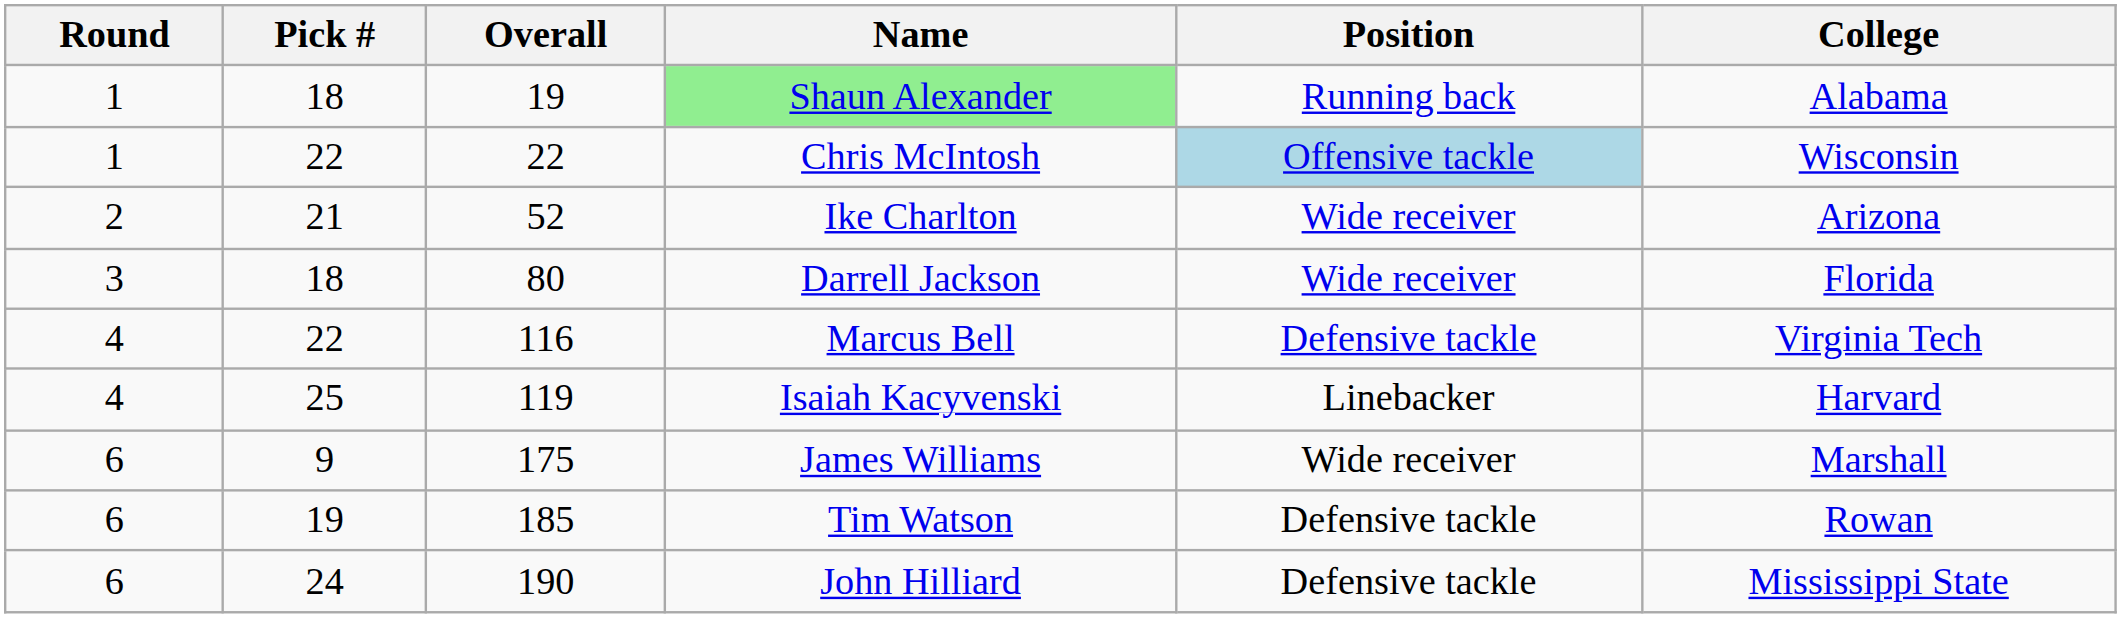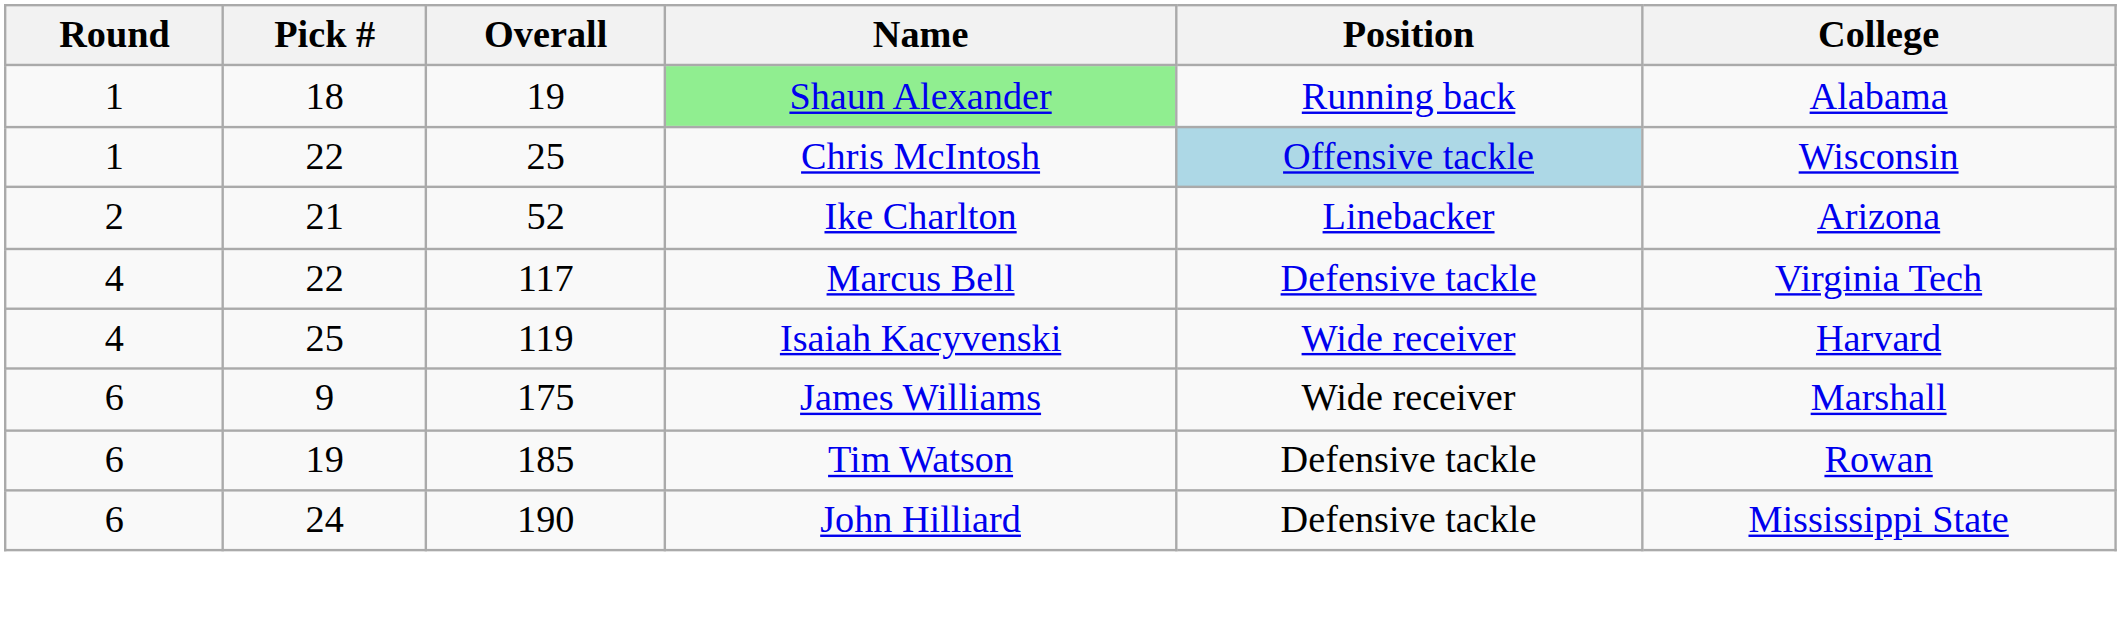(546, 156) 22 -> (546, 156) 25
(1409, 216) Wide receiver -> (1409, 216) Linebacker
- row: (921, 277)
(546, 338) 116 -> (546, 277) 117
(1409, 398) Linebacker -> (1409, 338) Wide receiver
